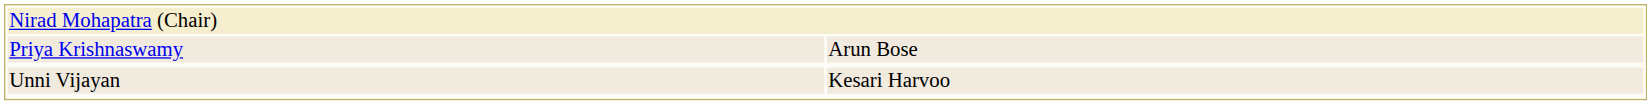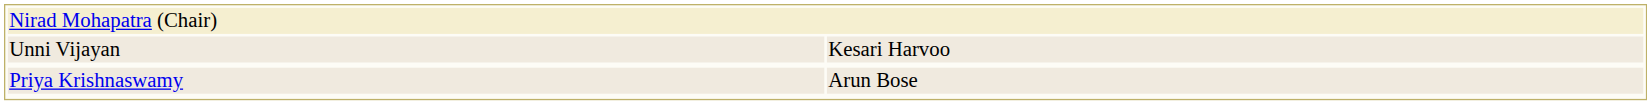rows swapped: (65, 80) <-> (96, 49)
